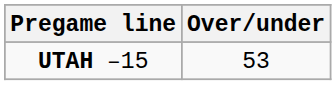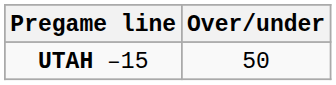(256, 61) 53 -> (256, 61) 50
